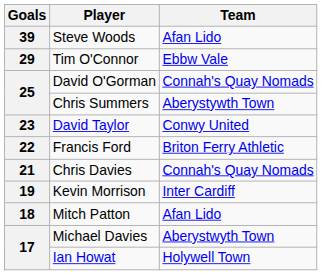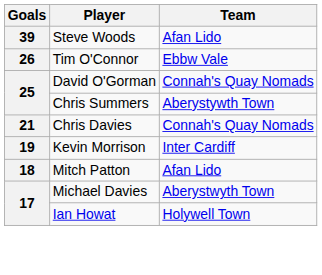(27, 59) 29 -> (27, 59) 26
- row: (91, 125)
- row: (92, 147)
